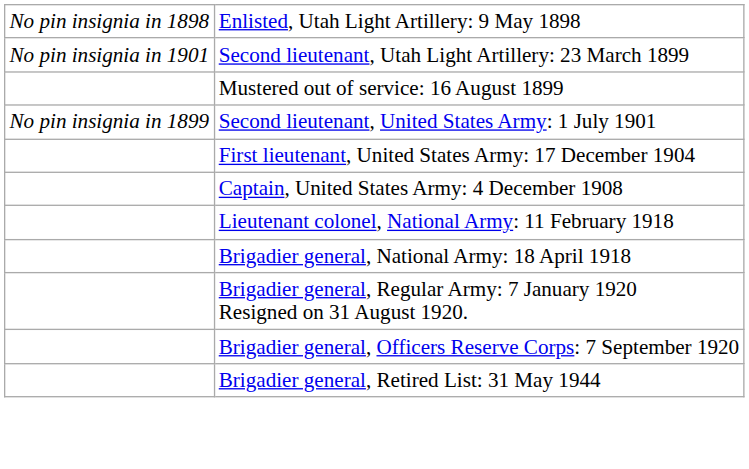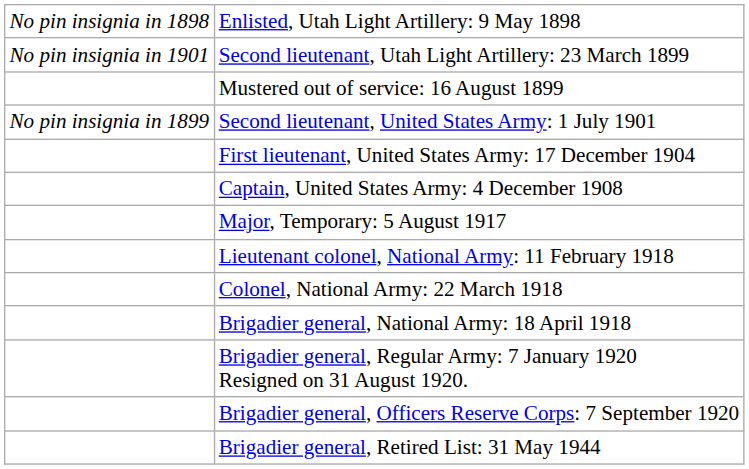+ row: (363, 222)
+ row: (391, 289)
